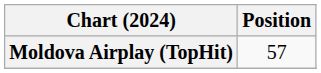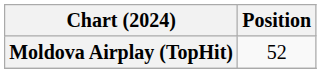(277, 52) 57 -> (277, 52) 52
